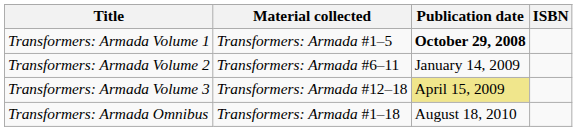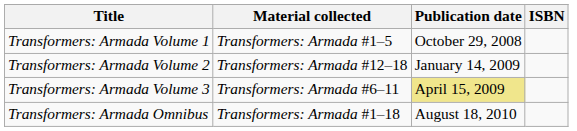(470, 41) bold -> (468, 41) normal
(308, 65) Transformers: Armada #6–11 -> (312, 65) Transformers: Armada #12–18
(312, 89) Transformers: Armada #12–18 -> (308, 89) Transformers: Armada #6–11
